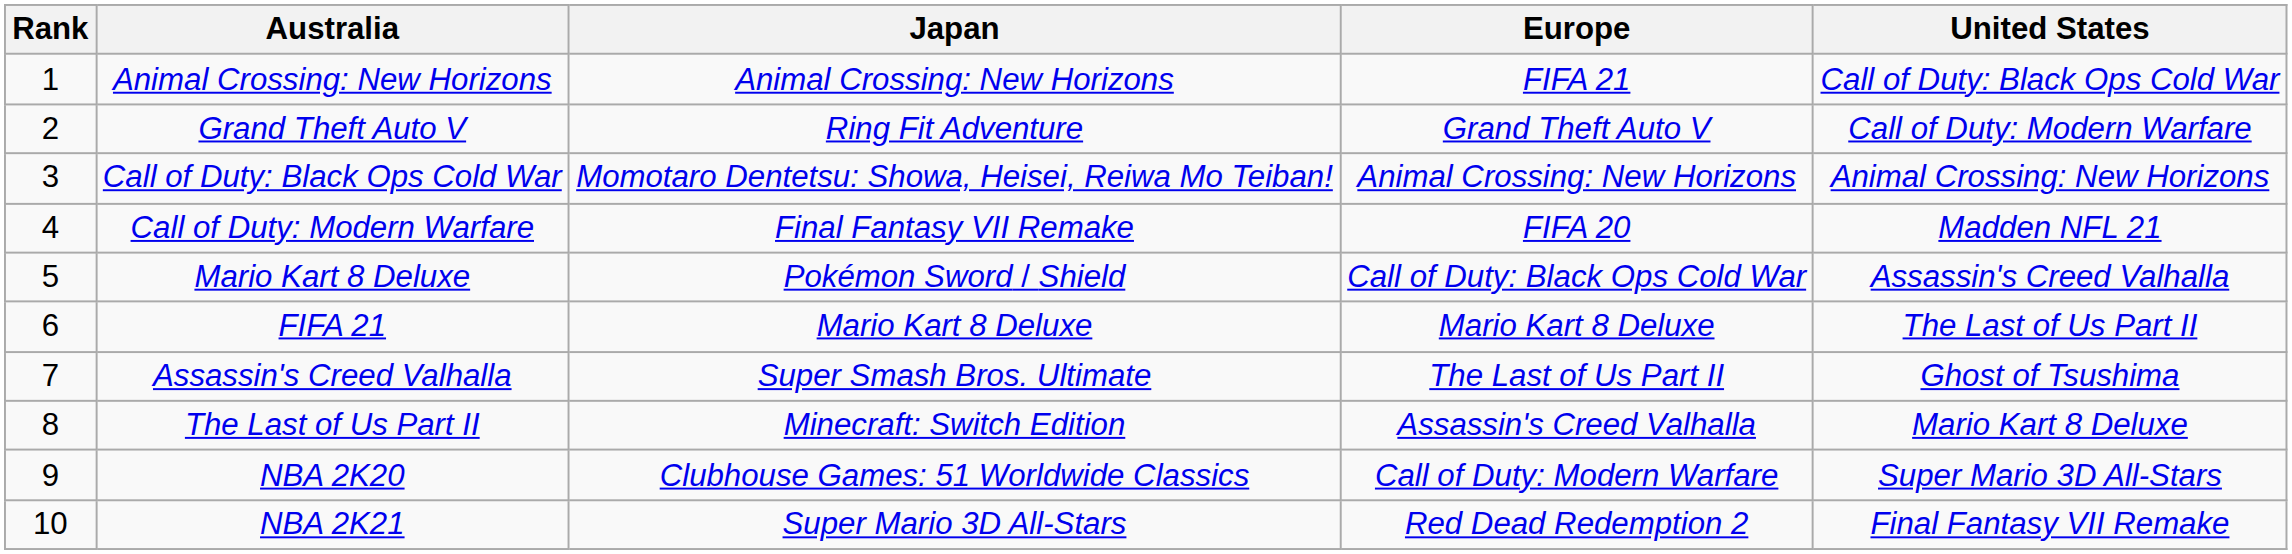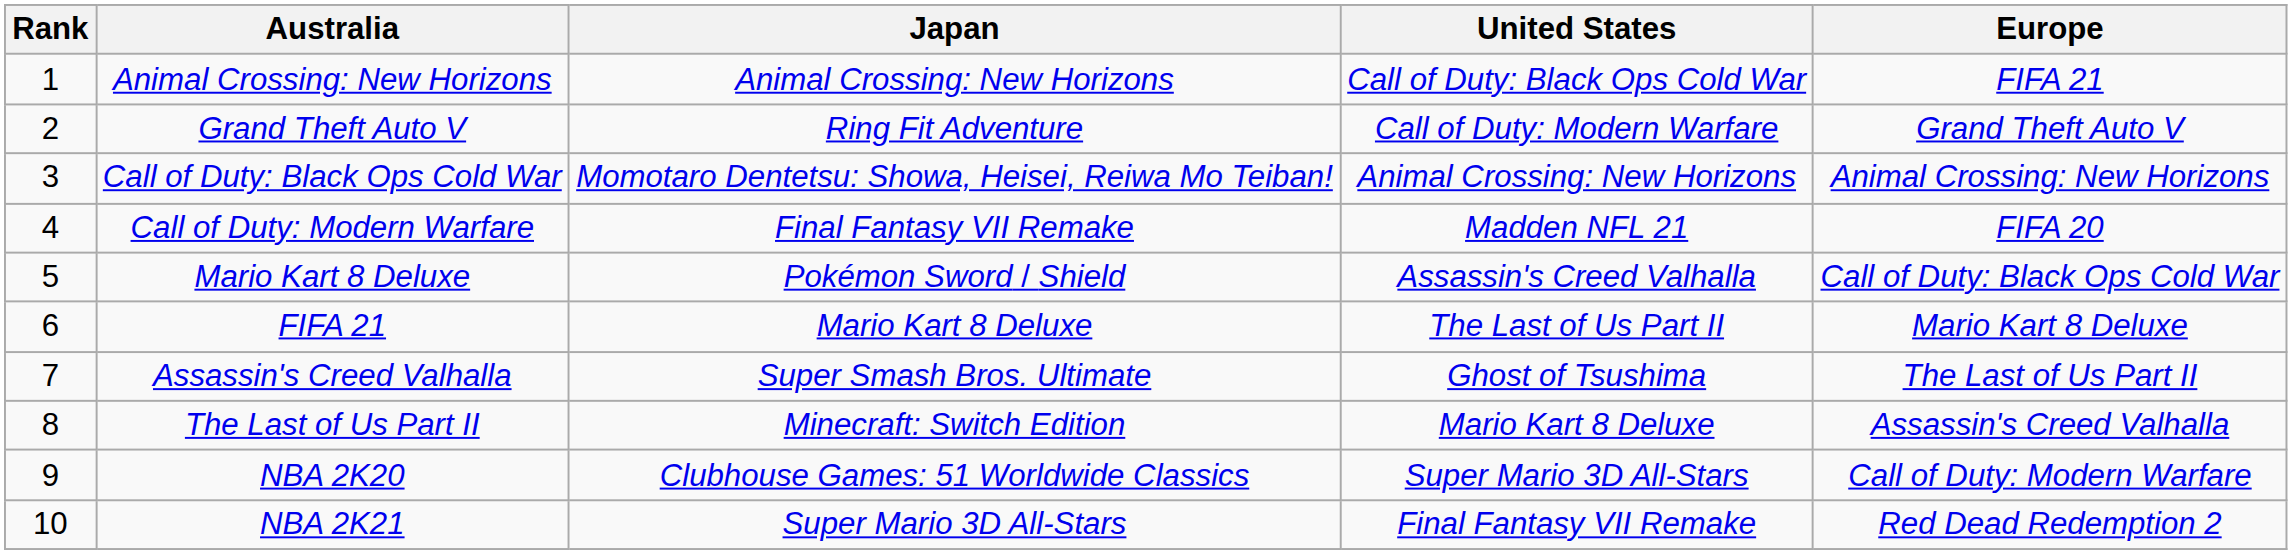columns swapped: (1577, 29) <-> (2050, 29)
